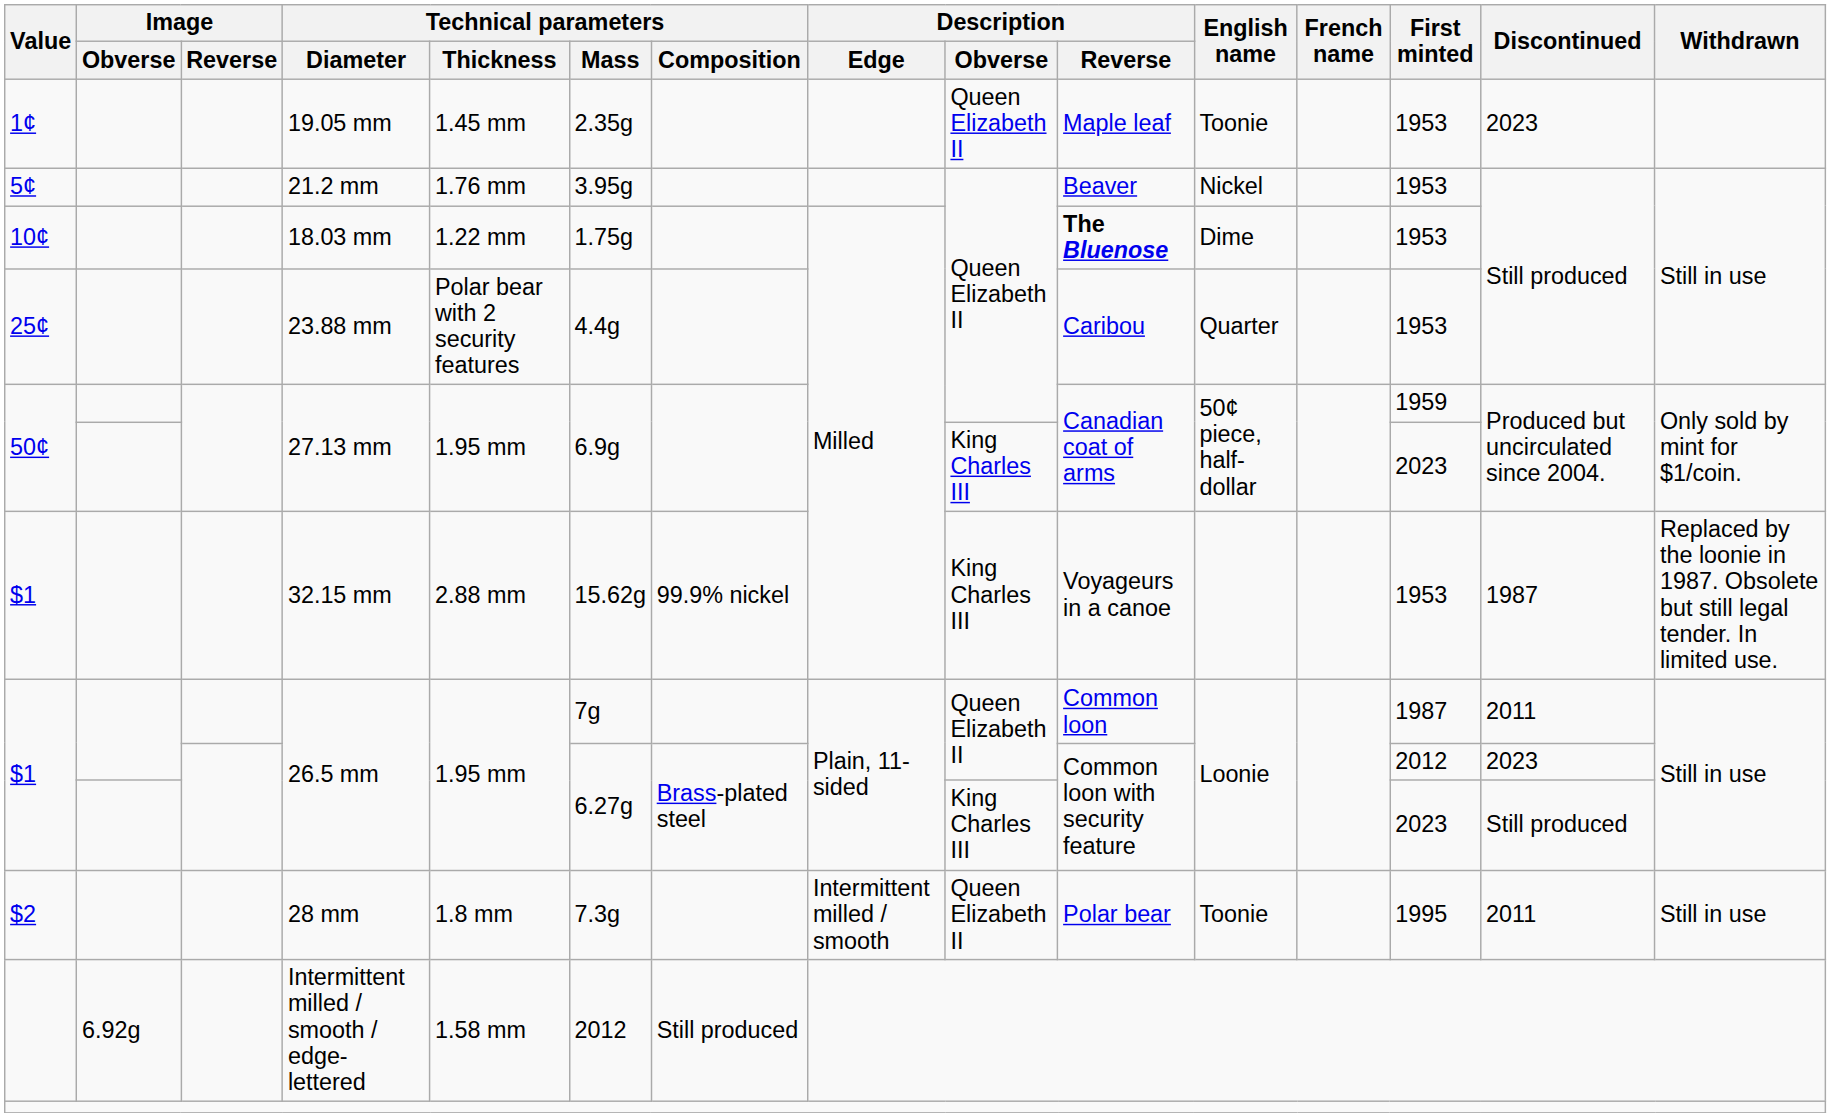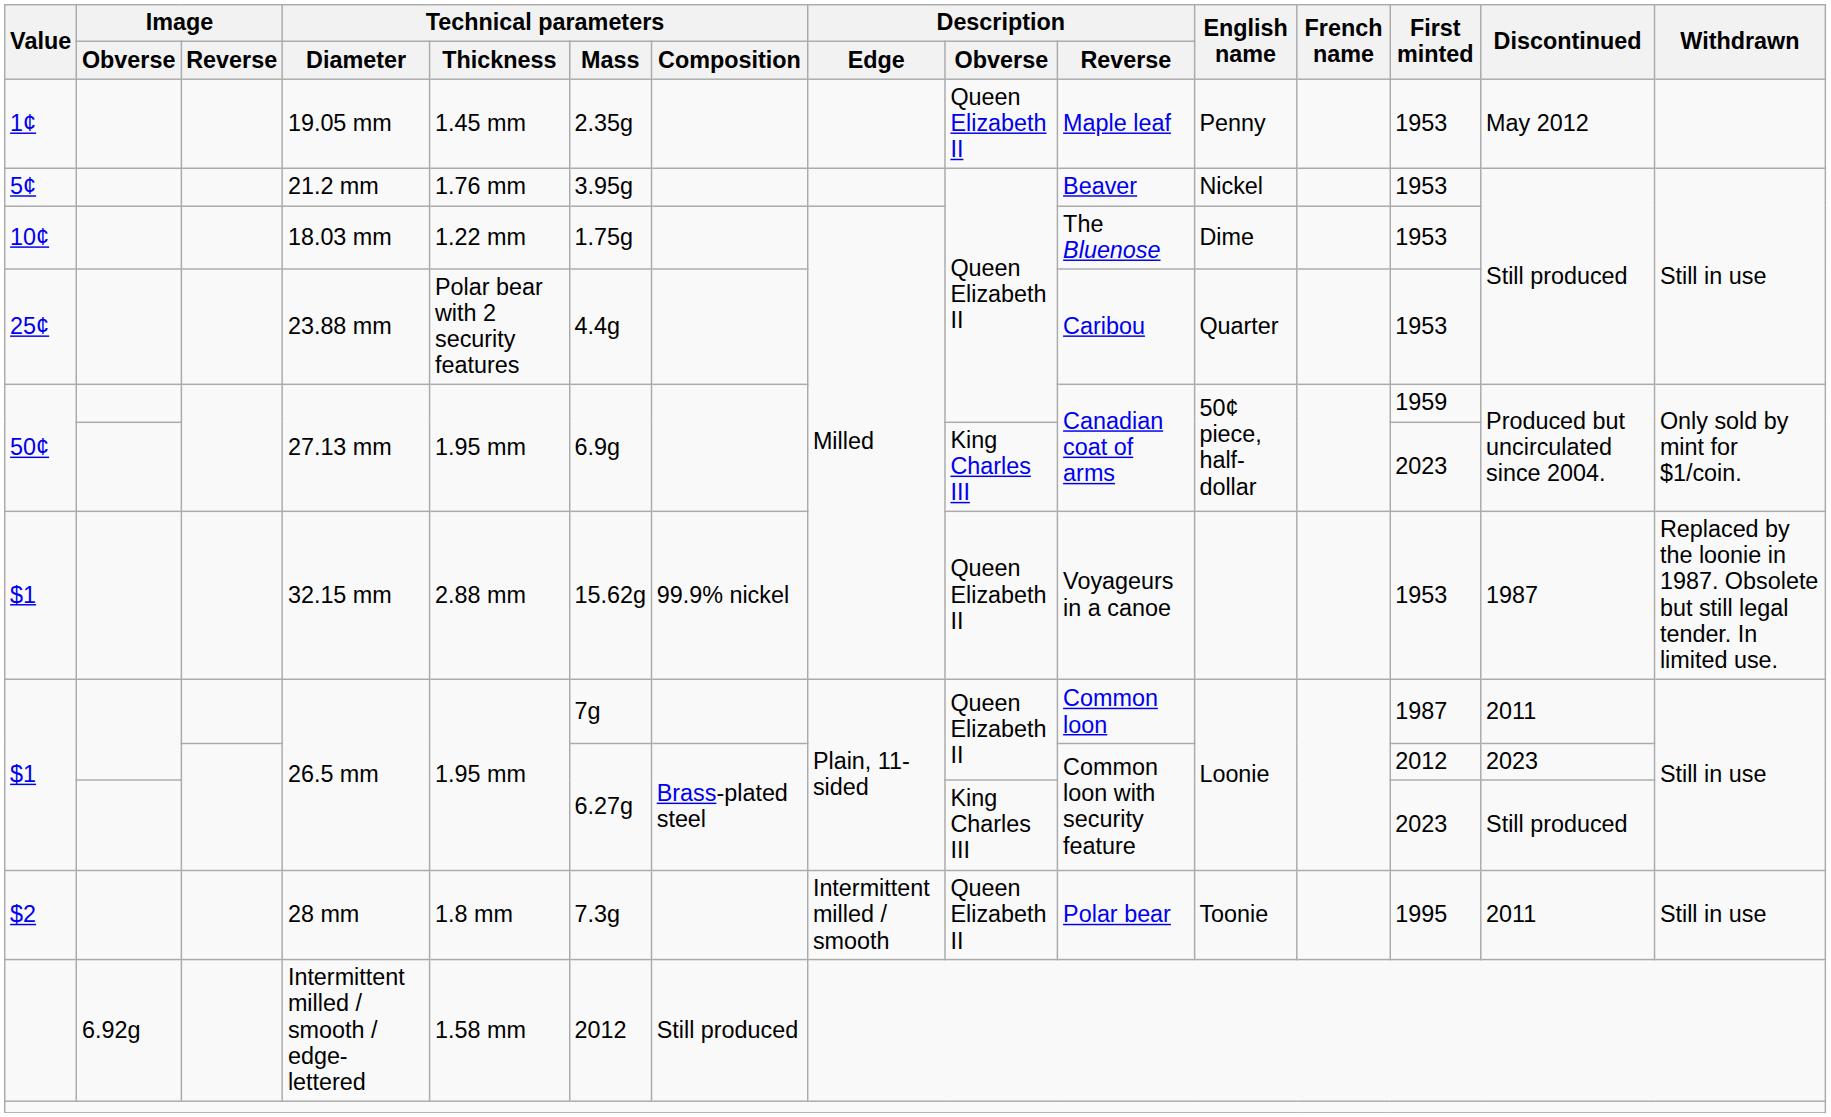(1234, 123) Toonie -> (1233, 123) Penny
(1512, 123) 2023 -> (1537, 123) May 2012
(1116, 236) bold -> (1112, 236) normal
(991, 595) King Charles III -> (998, 595) Queen Elizabeth II
